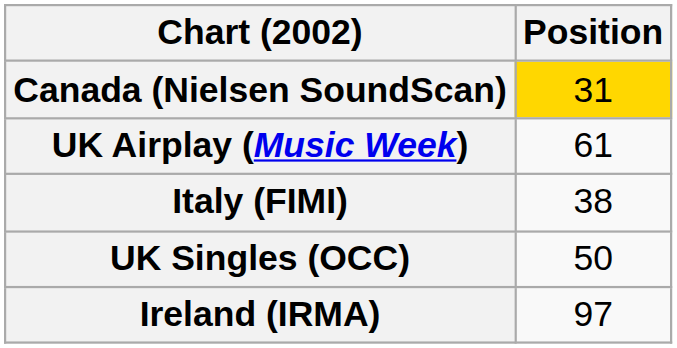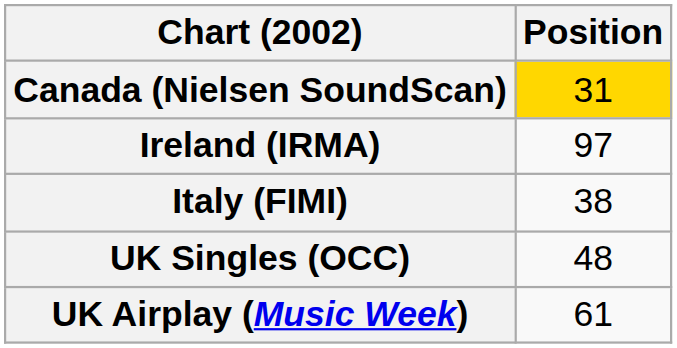rows swapped: (260, 314) <-> (260, 145)
(593, 257) 50 -> (593, 257) 48
